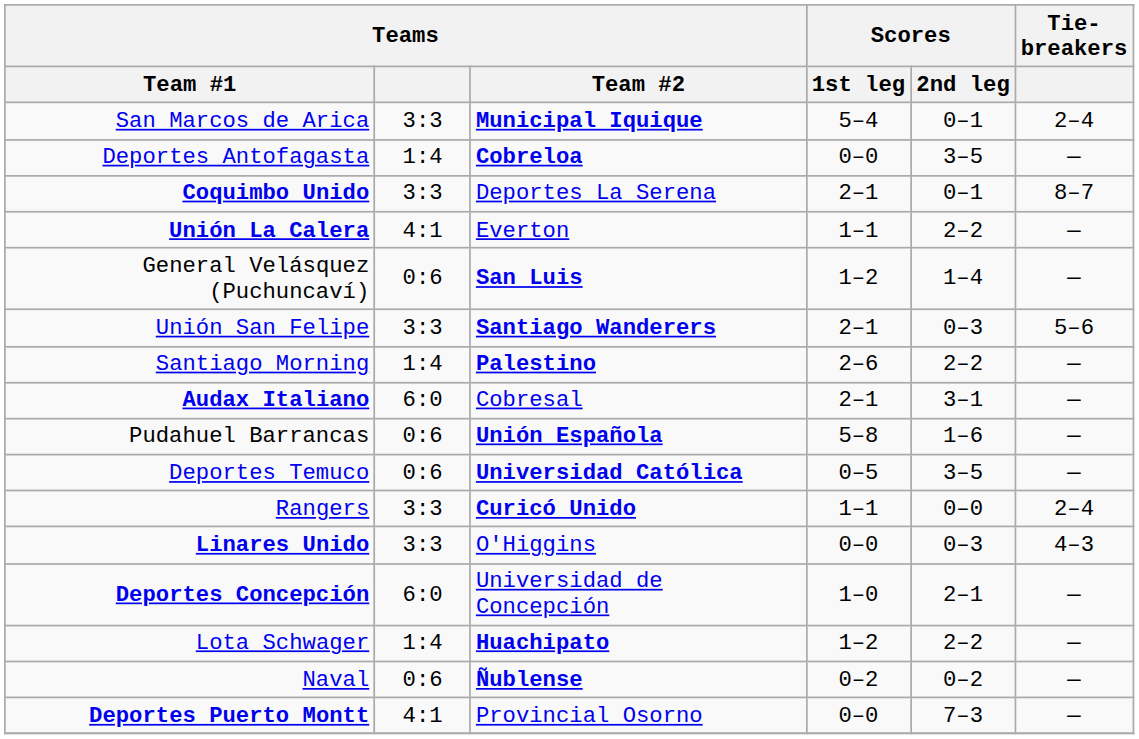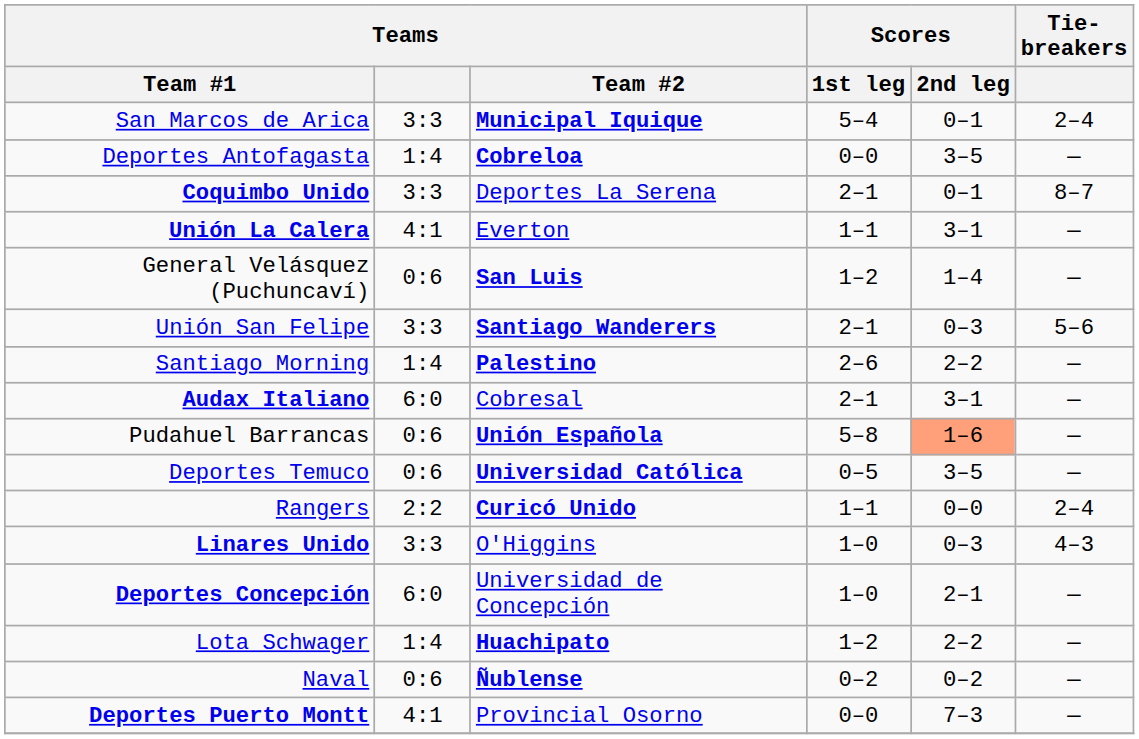(963, 230) 2–2 -> (963, 230) 3–1
(963, 437) no background -> (963, 437) lightsalmon background
(423, 509) 3:3 -> (423, 509) 2:2
(858, 545) 0–0 -> (858, 545) 1–0
